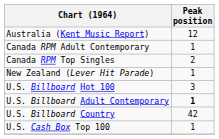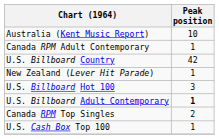(193, 34) 12 -> (193, 34) 10
rows swapped: (61, 60) <-> (61, 114)
